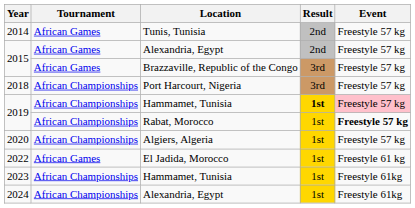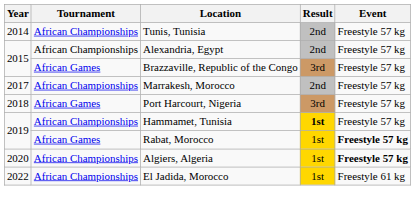(67, 31) African Games -> (86, 31) African Championships
(67, 49) African Games -> (86, 49) African Championships
+ row: (18, 85)
(86, 85) African Championships -> (67, 103) African Games
(371, 103) pink background -> (371, 121) no background
(86, 121) African Championships -> (67, 140) African Games
(371, 140) normal -> (373, 158) bold
(67, 158) African Games -> (86, 176) African Championships
- row: (18, 176)
- row: (18, 194)
